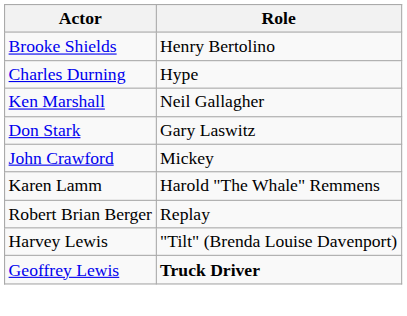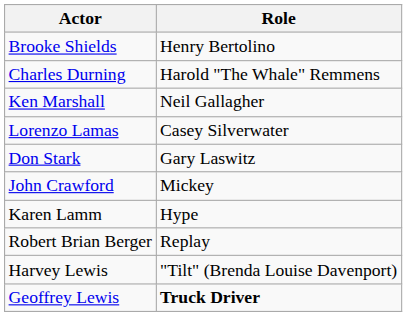(179, 74) Hype -> (270, 74) Harold "The Whale" Remmens
+ row: (64, 130)
(270, 185) Harold "The Whale" Remmens -> (179, 213) Hype
